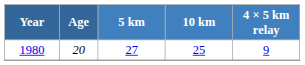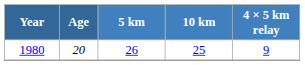(132, 50) 27 -> (132, 50) 26
